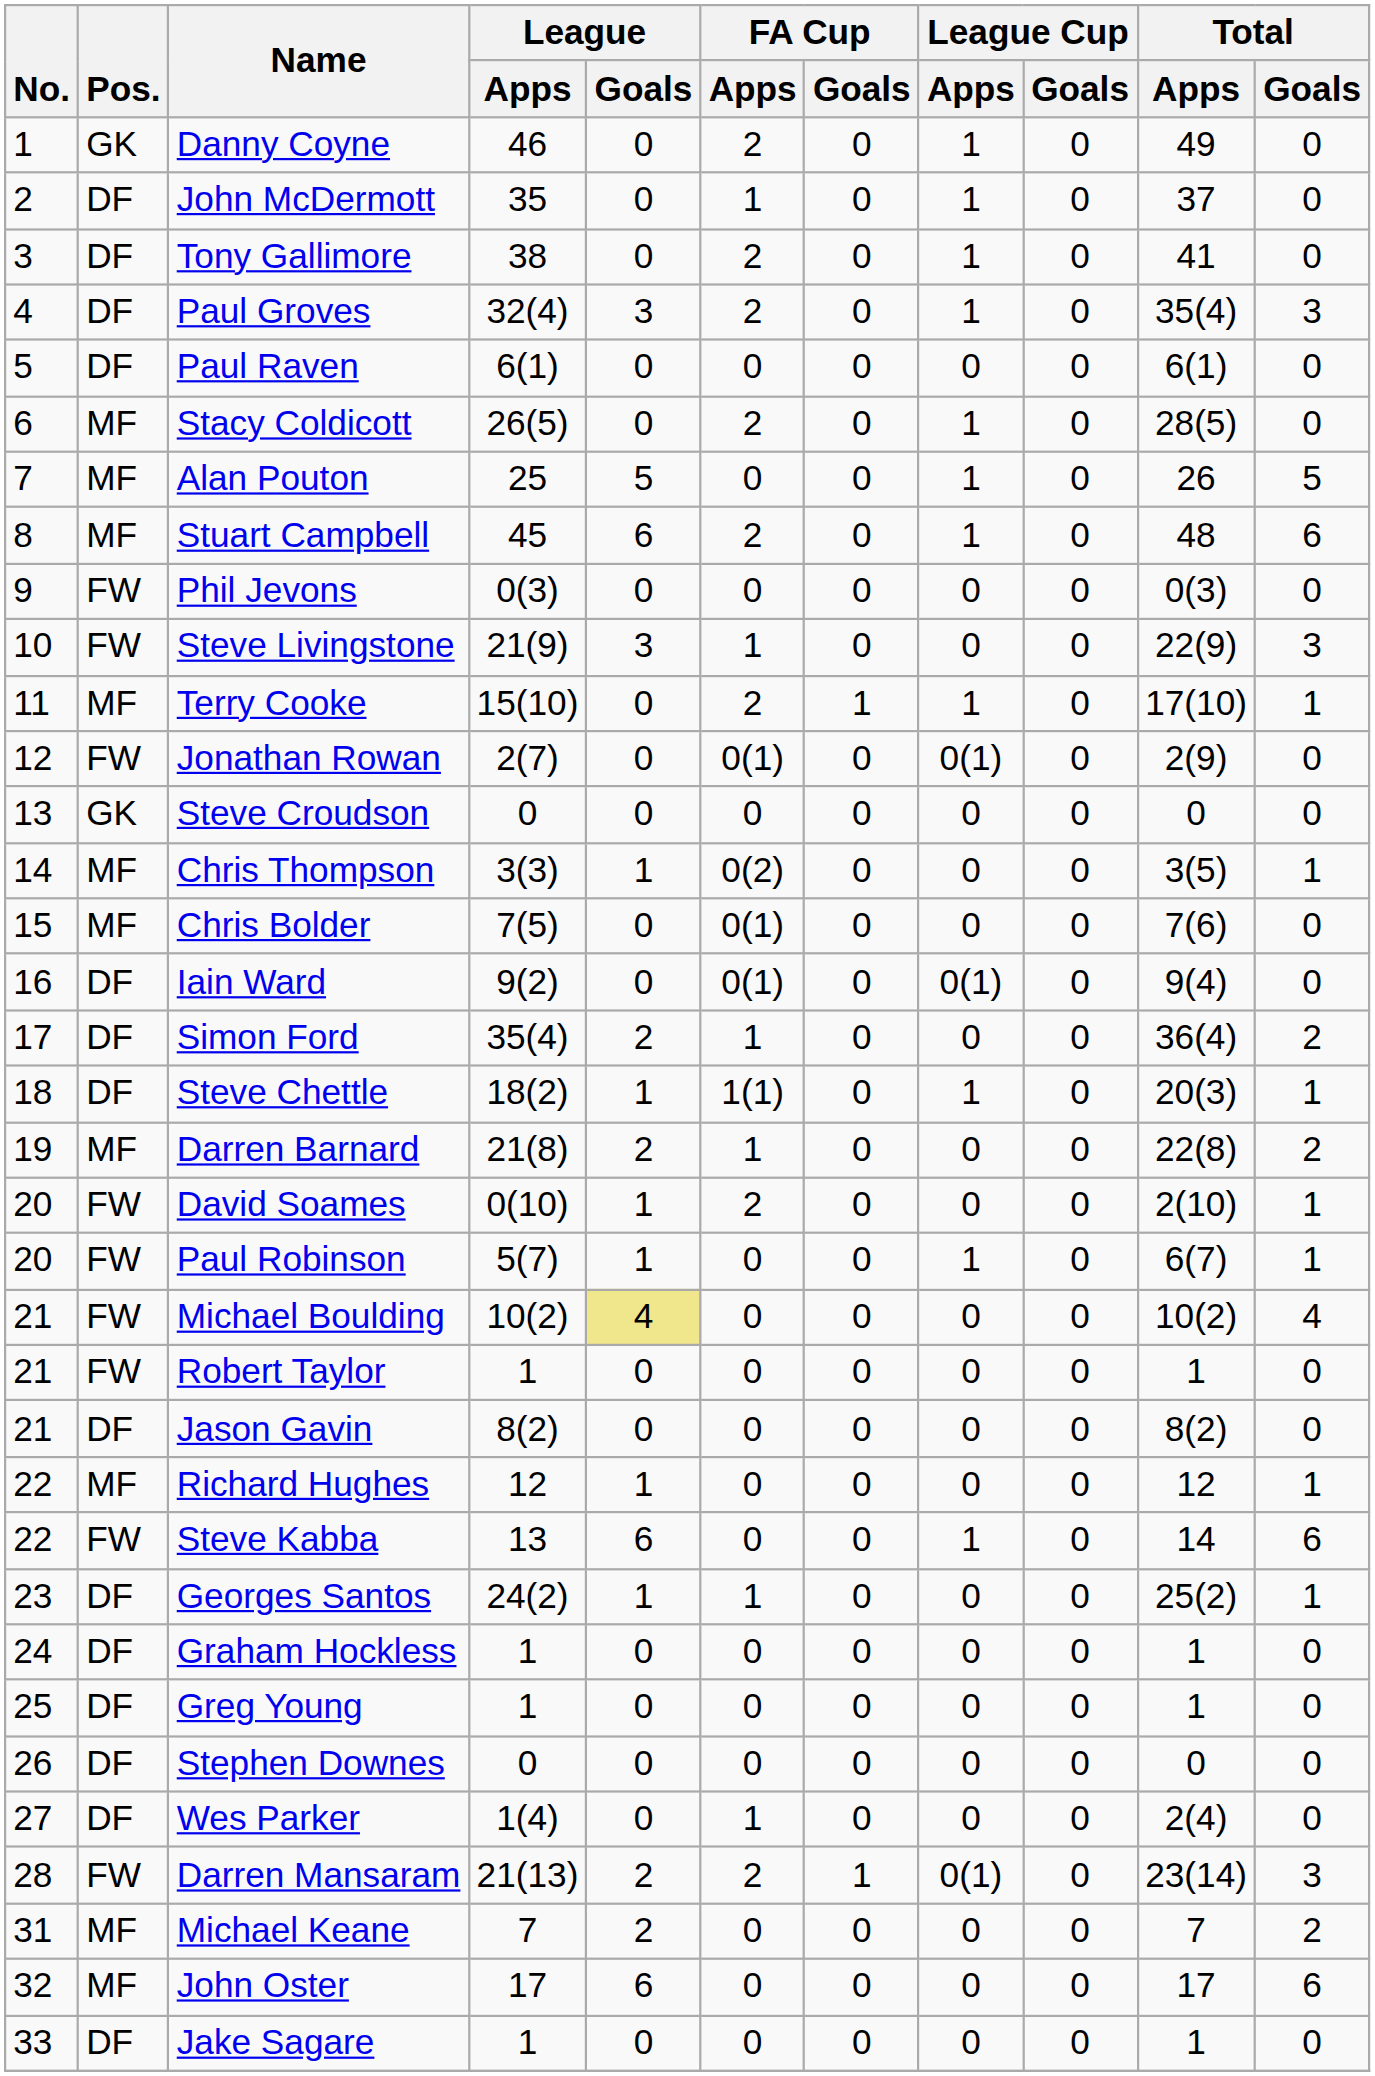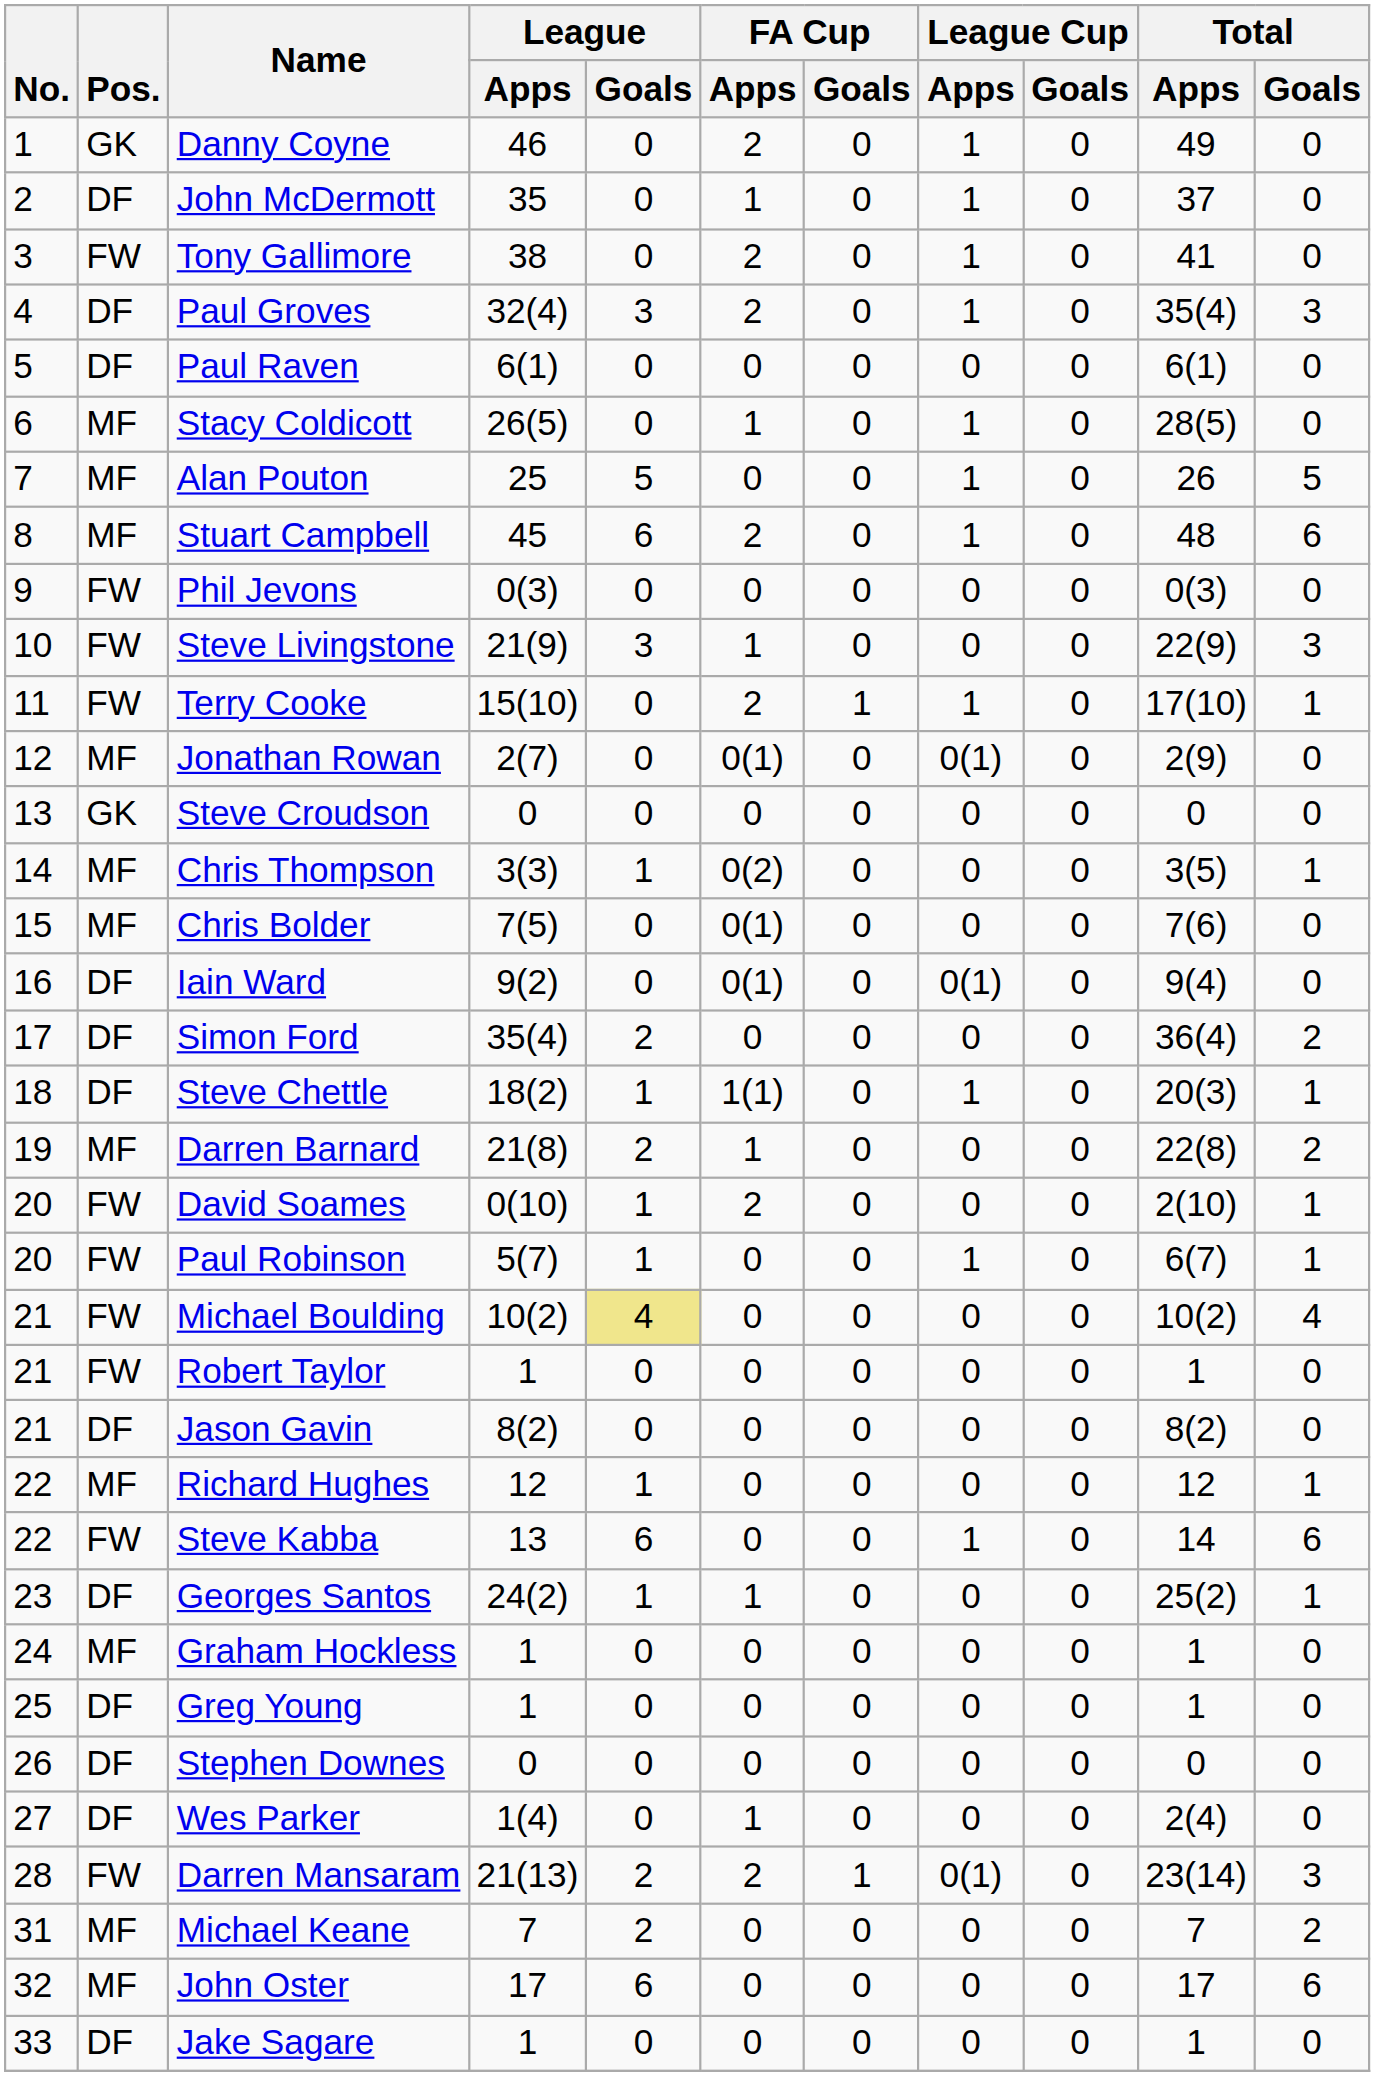(110, 255) DF -> (114, 255) FW
(753, 423) 2 -> (753, 423) 1
(112, 702) MF -> (114, 702) FW
(114, 758) FW -> (112, 758) MF
(753, 1037) 1 -> (753, 1037) 0
(110, 1651) DF -> (112, 1651) MF
